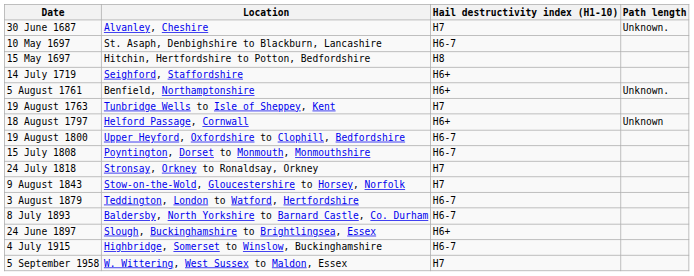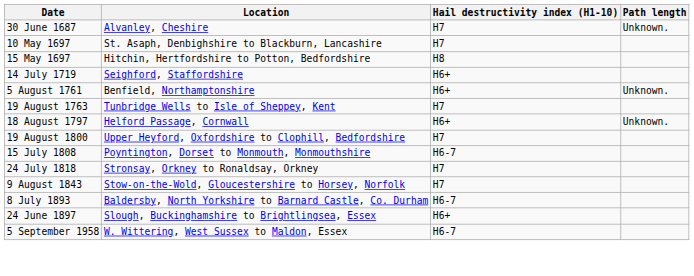(444, 44) H6-7 -> (439, 44) H7
(643, 122) Unknown -> (646, 122) Unknown.
(444, 138) H6-7 -> (439, 138) H7
- row: (44, 200)
- row: (39, 247)
(439, 263) H7 -> (444, 232) H6-7
